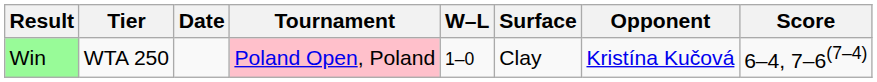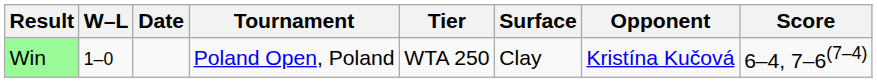columns swapped: (467, 21) <-> (126, 21)
(335, 57) pink background -> (294, 57) no background
